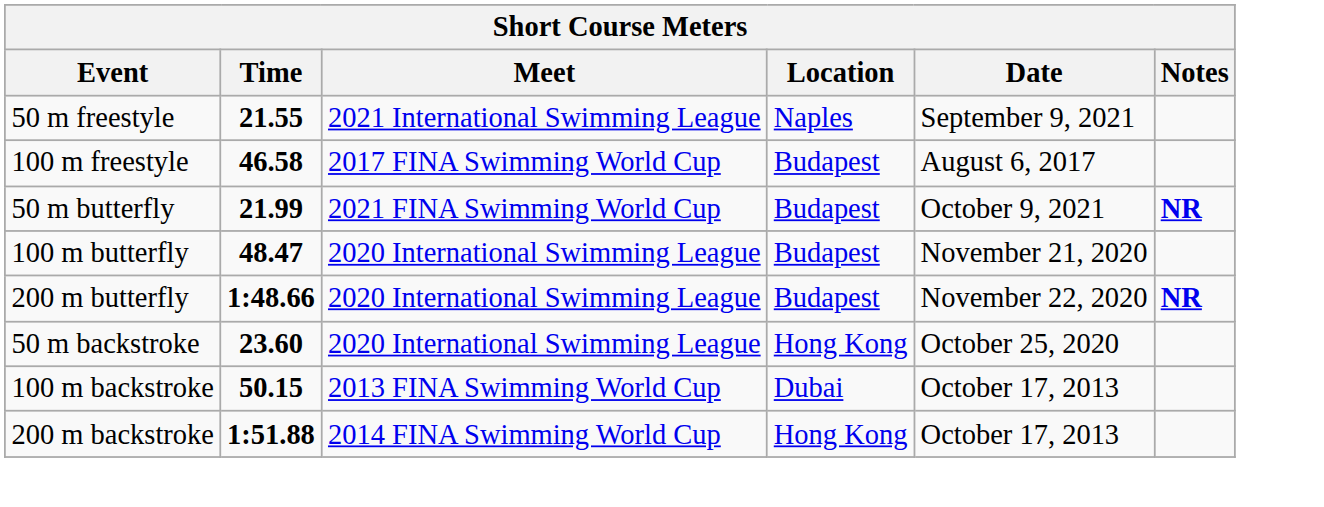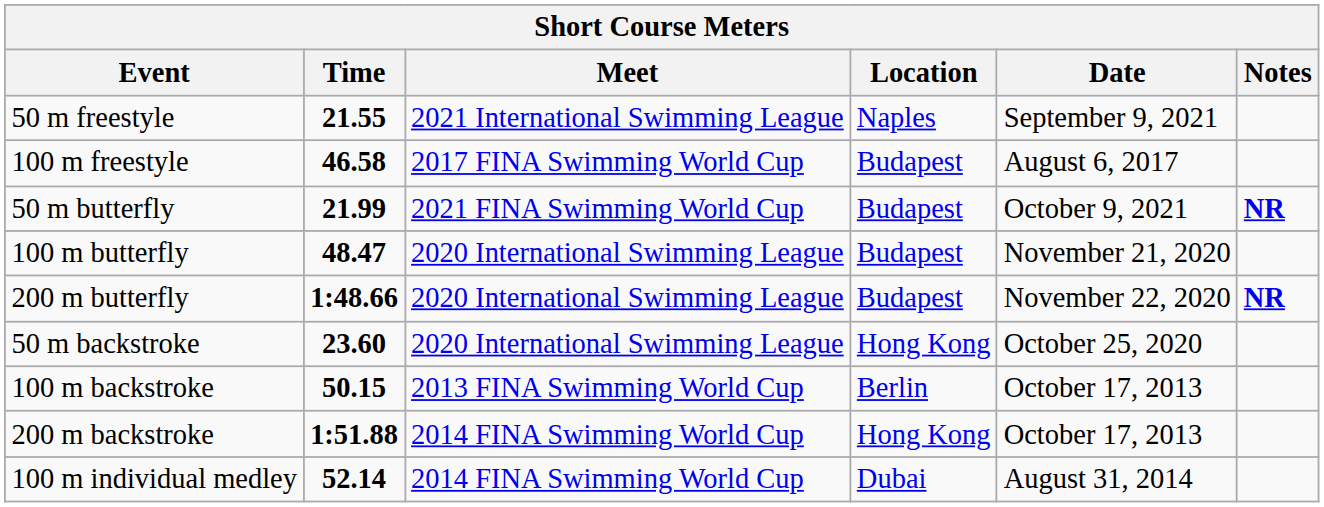(809, 388) Dubai -> (892, 388) Berlin
+ row: (154, 478)
